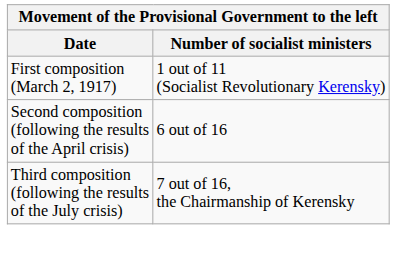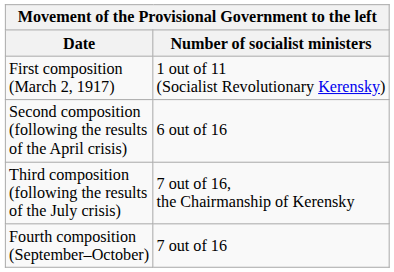+ row: (79, 245)
